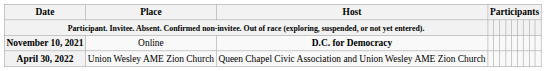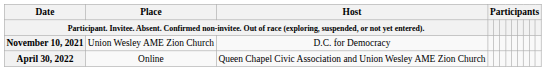(151, 43) Online -> (151, 43) Union Wesley AME Zion Church
(352, 43) bold -> (352, 43) normal
(151, 59) Union Wesley AME Zion Church -> (151, 59) Online
